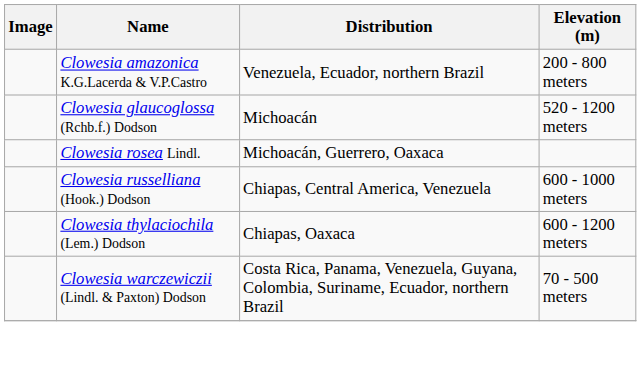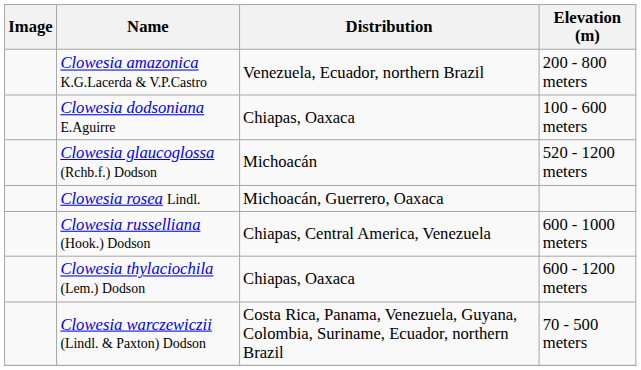+ row: (132, 117)
